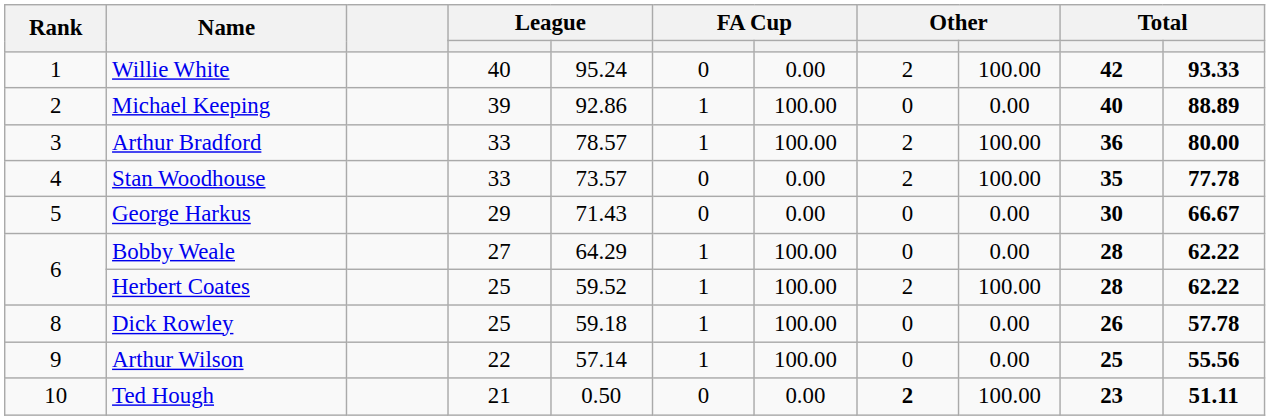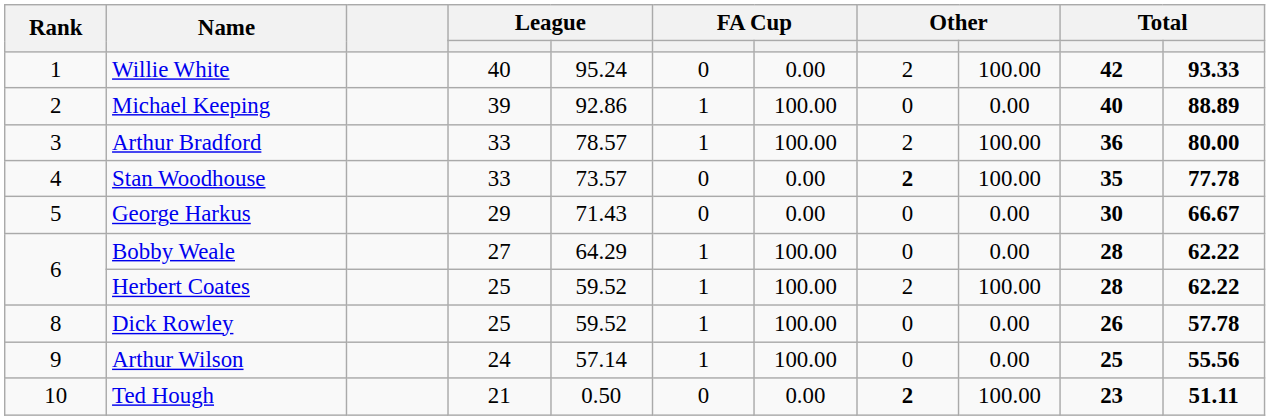(907, 178) normal -> (907, 178) bold
(601, 323) 59.18 -> (601, 323) 59.52
(499, 359) 22 -> (499, 359) 24
